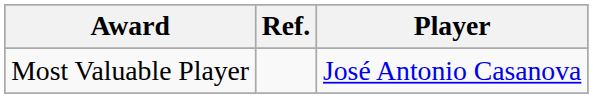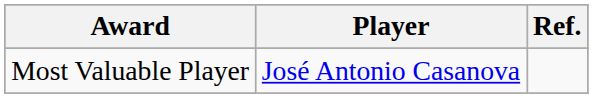columns swapped: (452, 26) <-> (286, 26)
